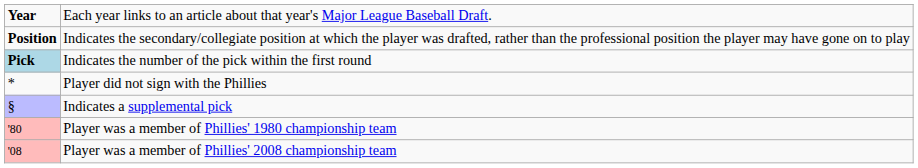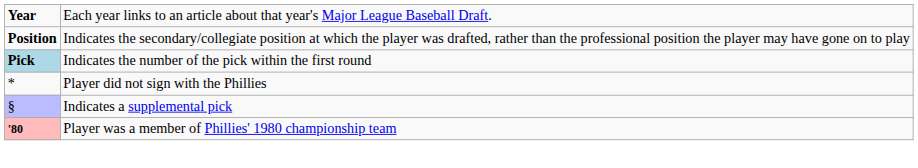(15, 129) normal -> (15, 128) bold
- row: (230, 151)
